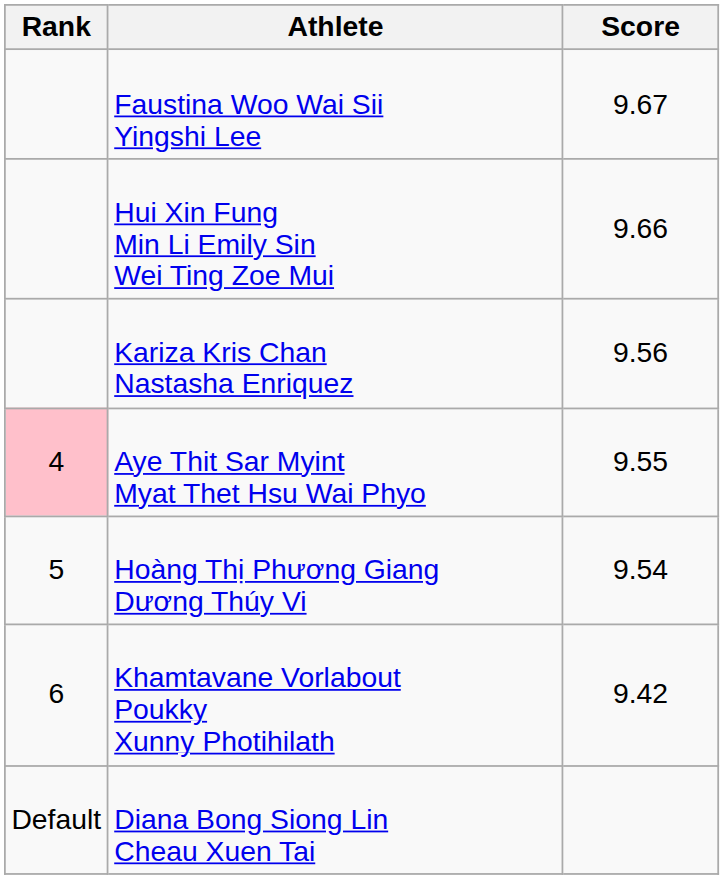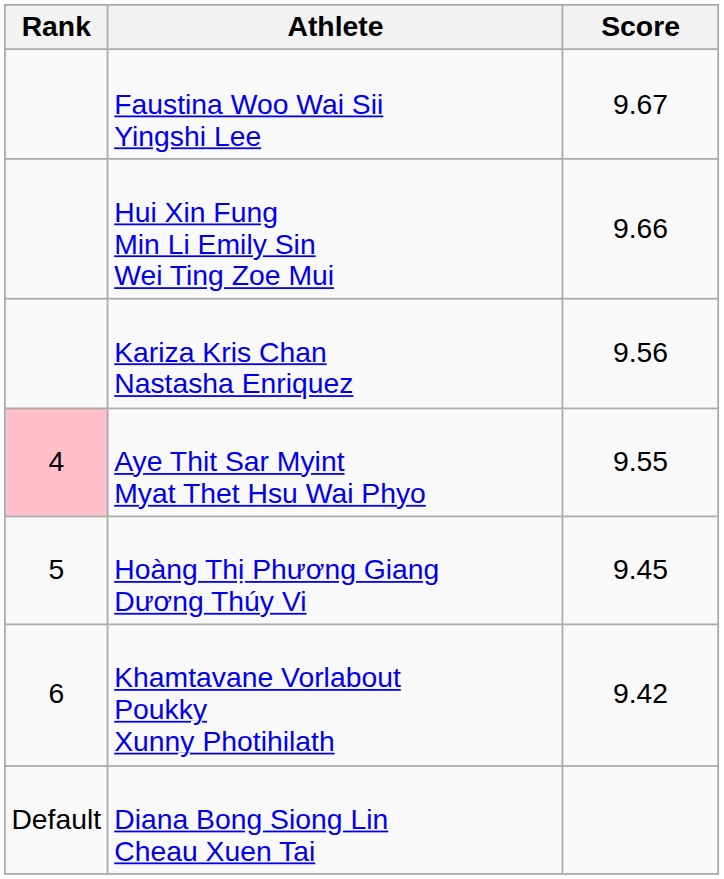(641, 570) 9.54 -> (641, 570) 9.45
